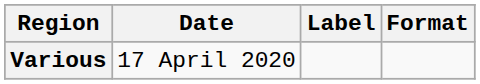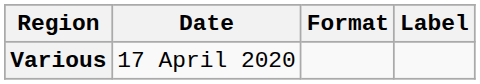columns swapped: (427, 24) <-> (341, 24)
